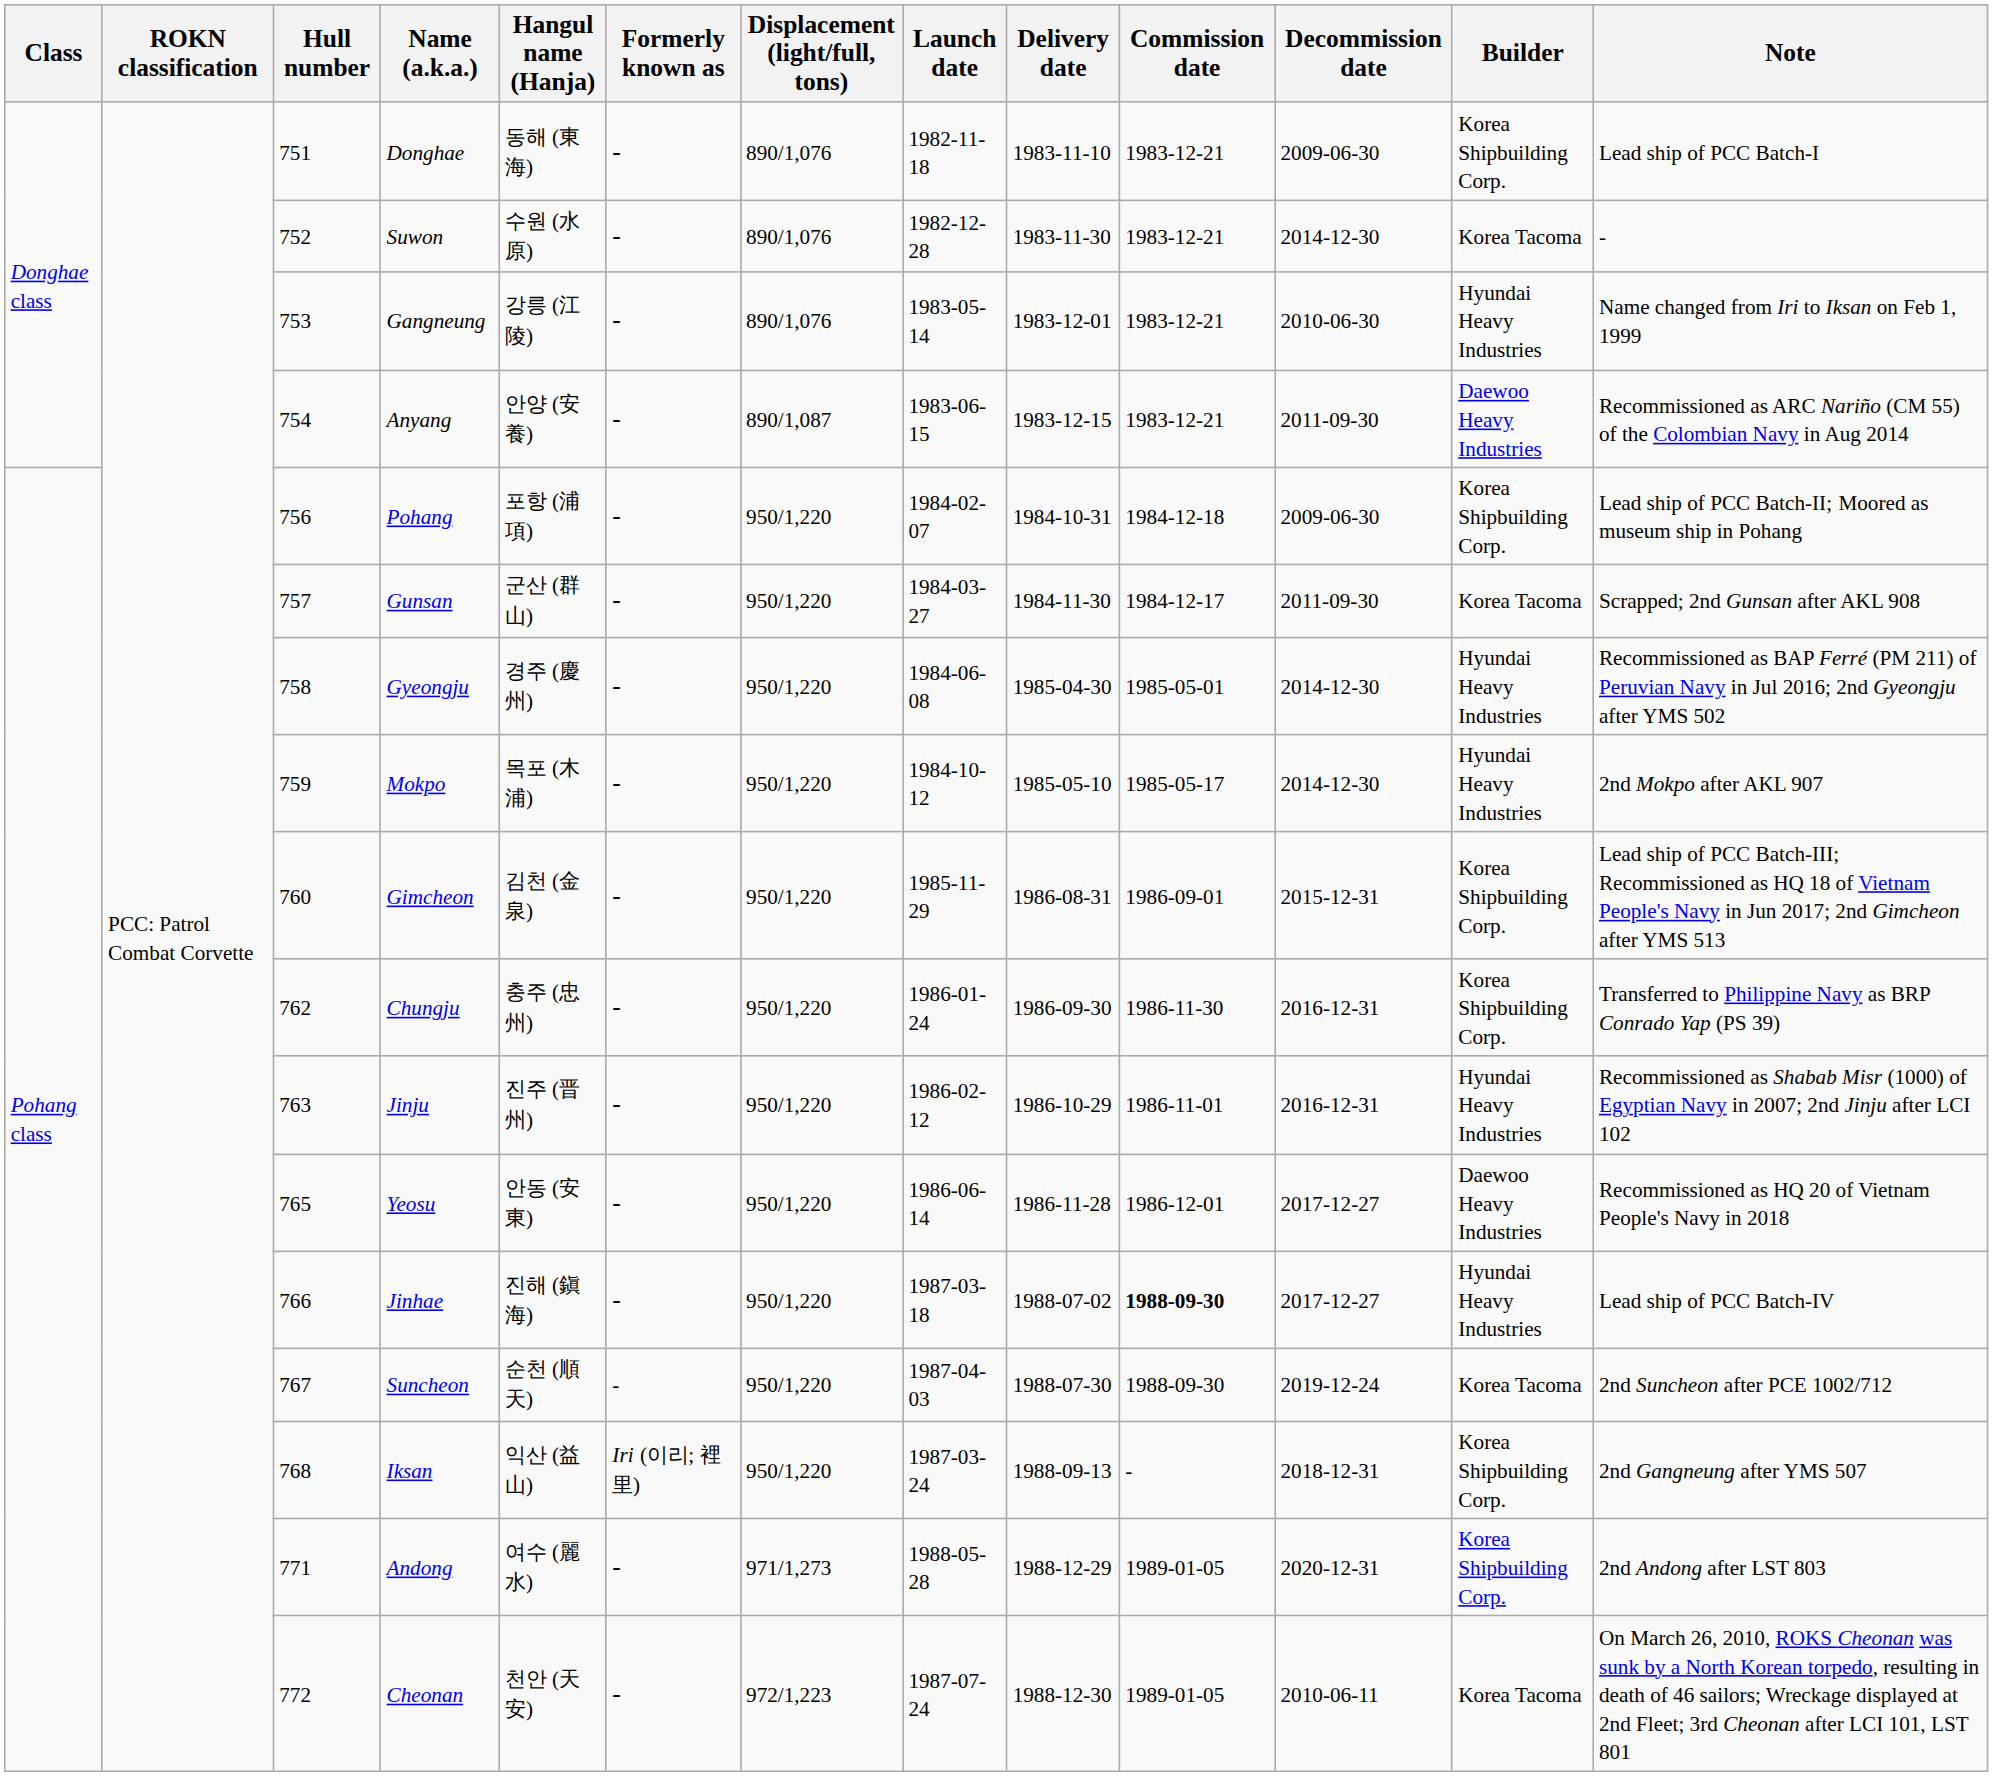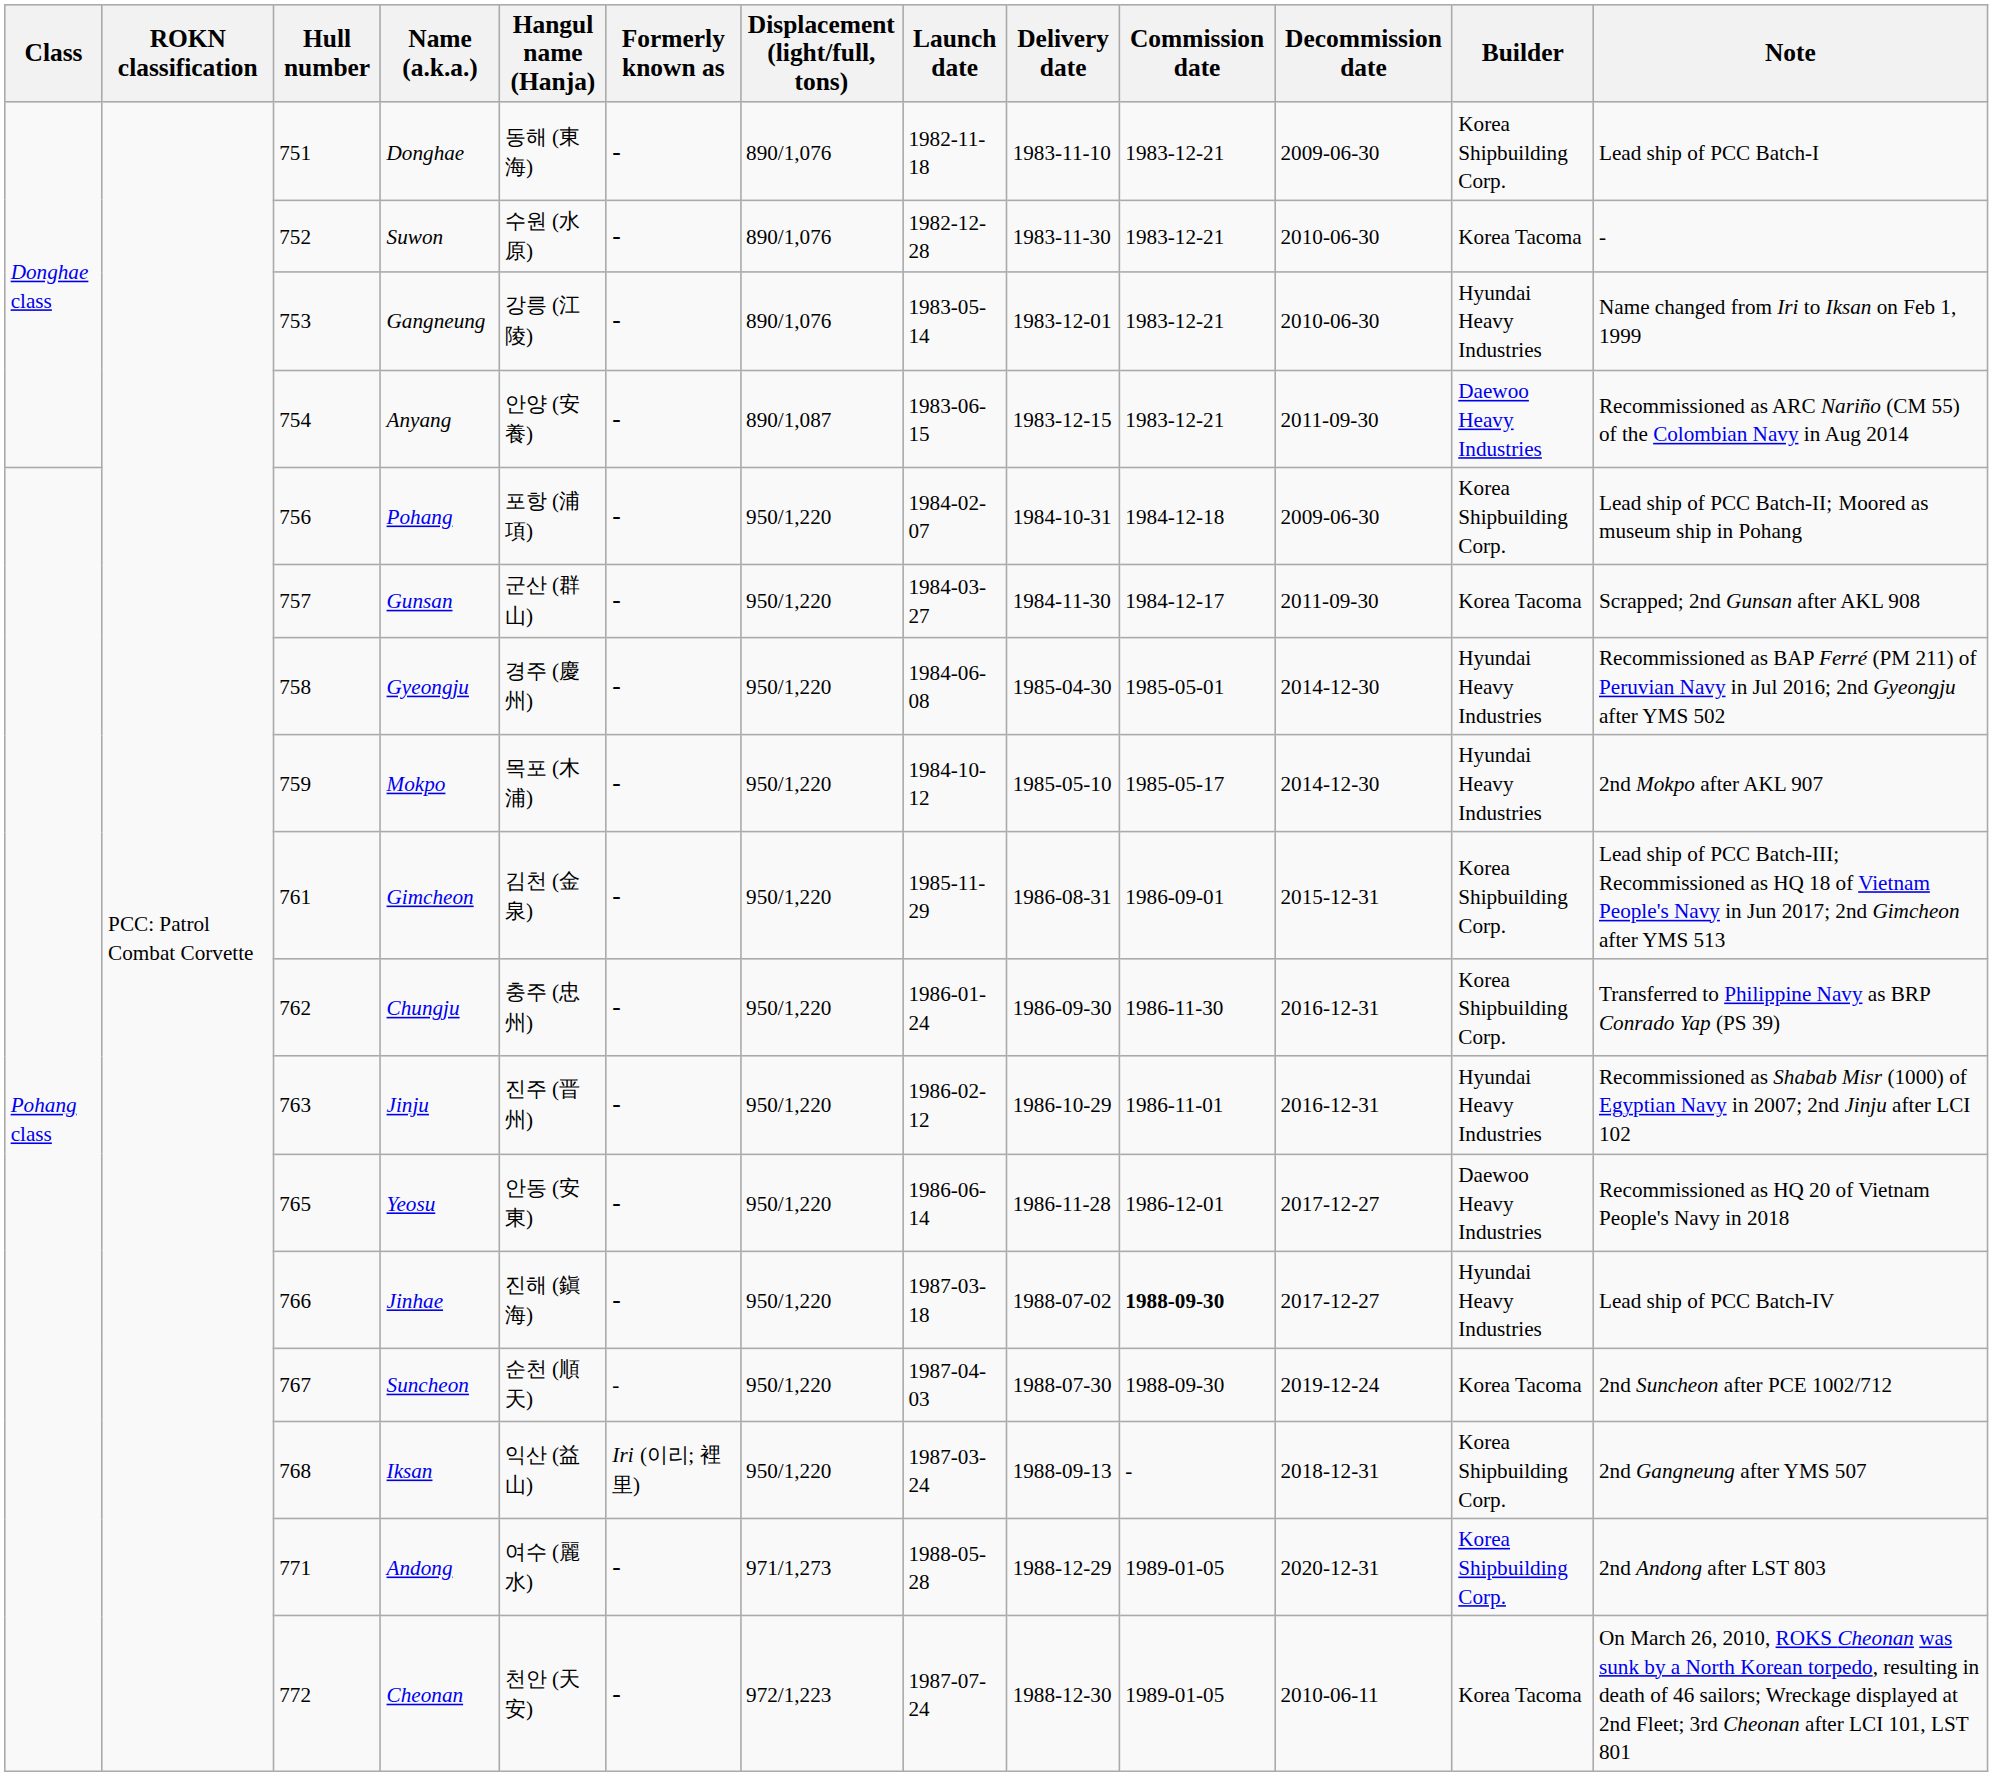(1330, 237) 2014-12-30 -> (1330, 237) 2010-06-30
(295, 896) 760 -> (295, 896) 761
